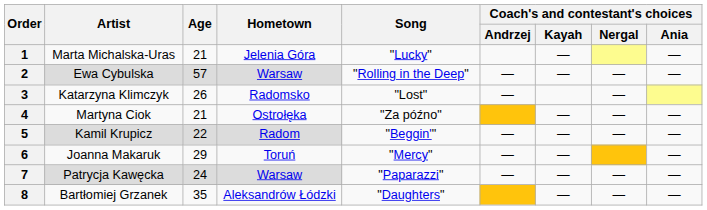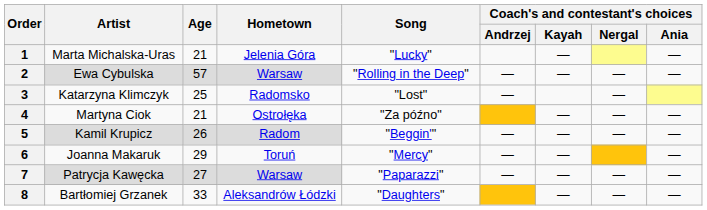(200, 94) 26 -> (200, 94) 25
(200, 134) 22 -> (200, 134) 26
(200, 174) 24 -> (200, 174) 27
(200, 194) 35 -> (200, 194) 33
